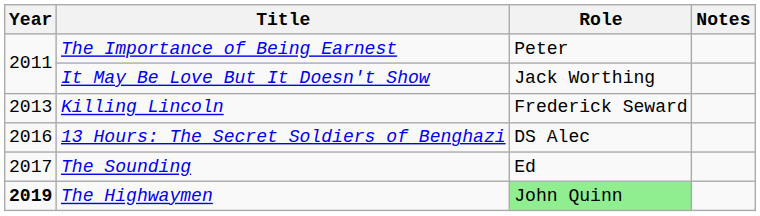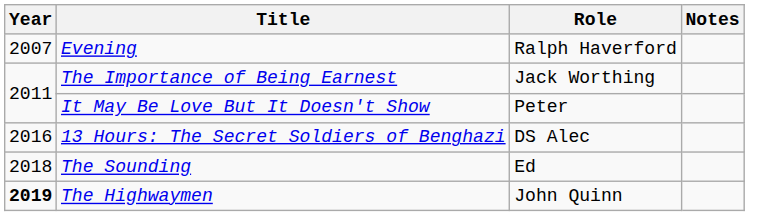+ row: (99, 49)
(541, 49) Peter -> (585, 78) Jack Worthing
(585, 78) Jack Worthing -> (541, 108) Peter
- row: (142, 108)
(31, 167) 2017 -> (31, 167) 2018
(568, 196) lightgreen background -> (568, 196) no background
